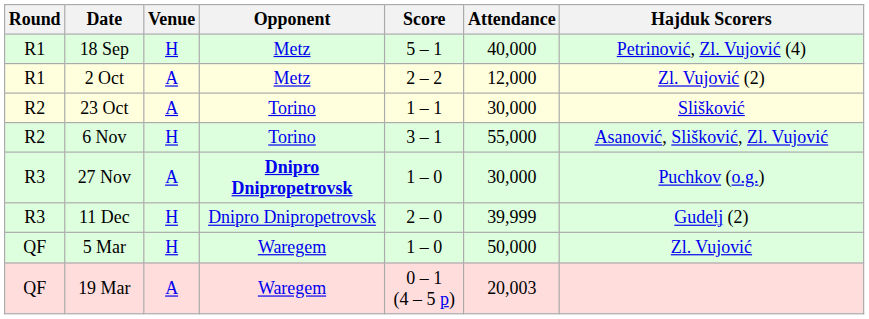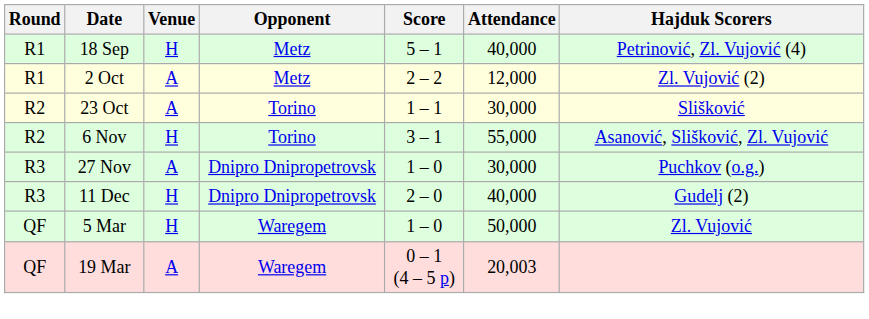(292, 177) bold -> (292, 167) normal
(512, 218) 39,999 -> (512, 196) 40,000
